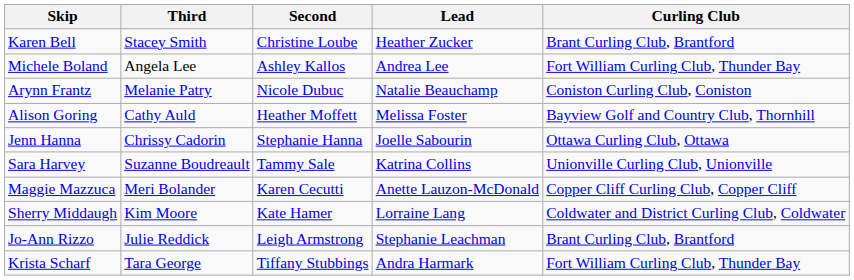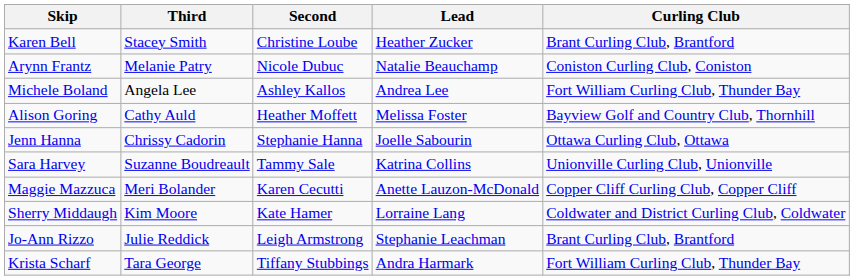rows swapped: (58, 66) <-> (50, 90)
